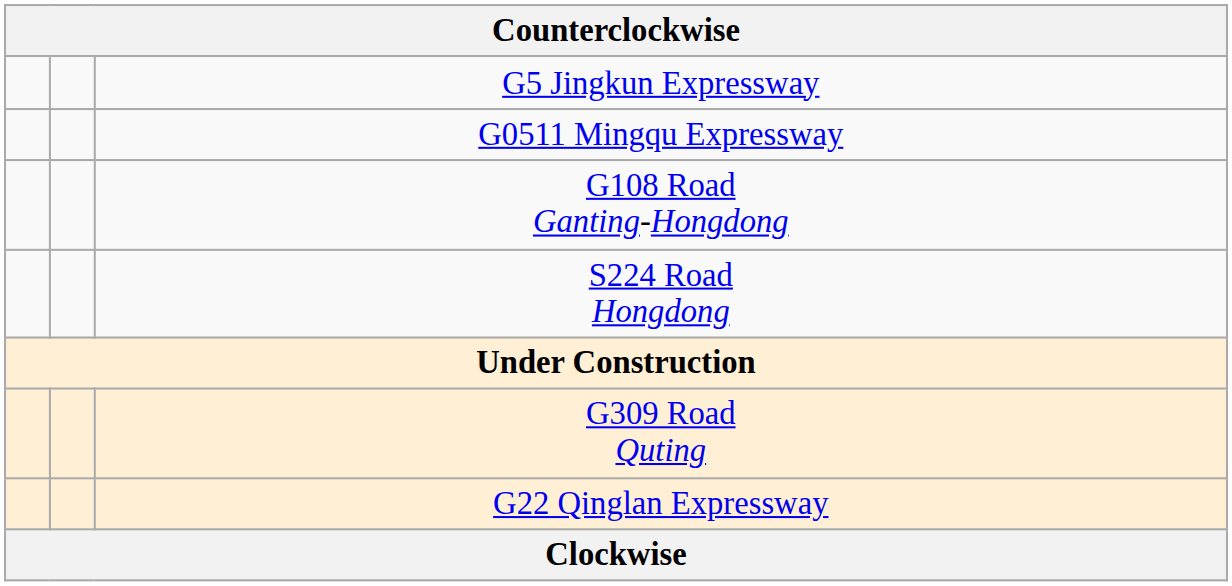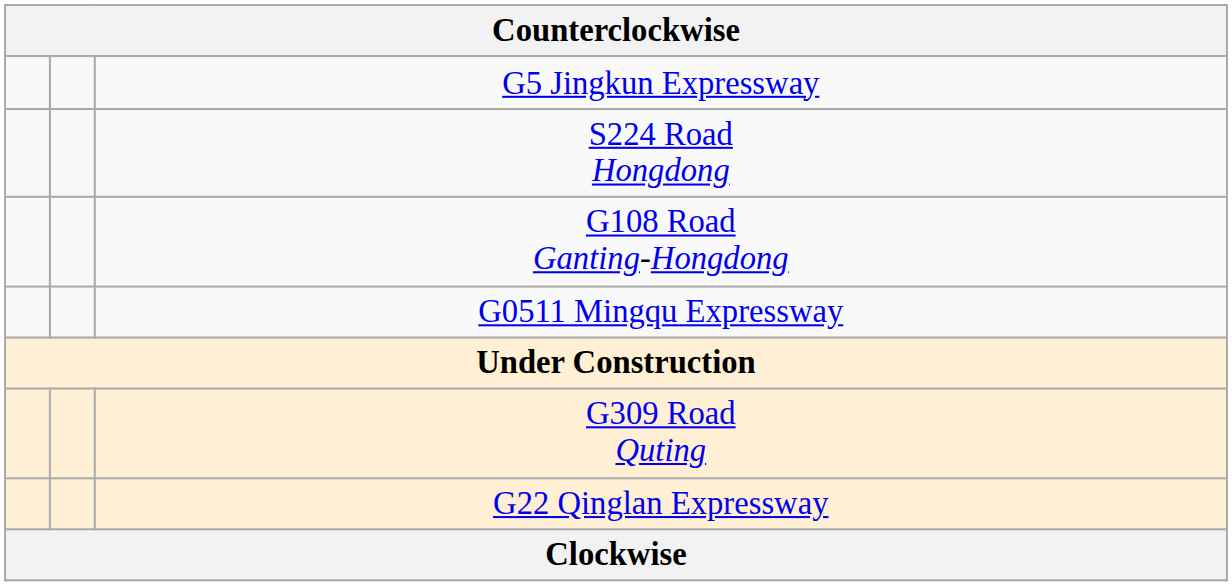rows swapped: (661, 292) <-> (661, 133)
